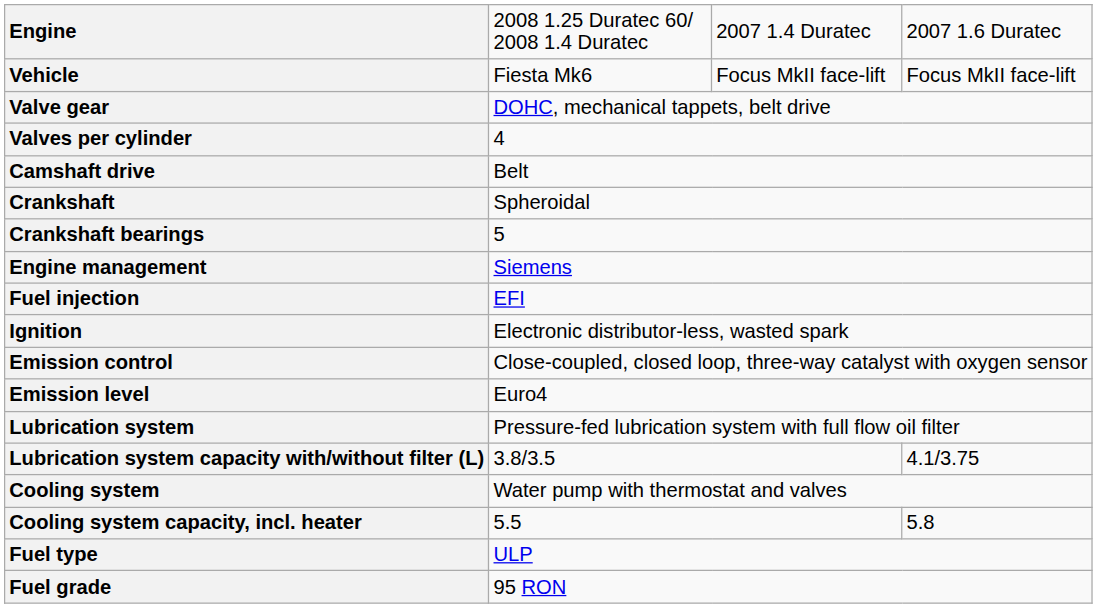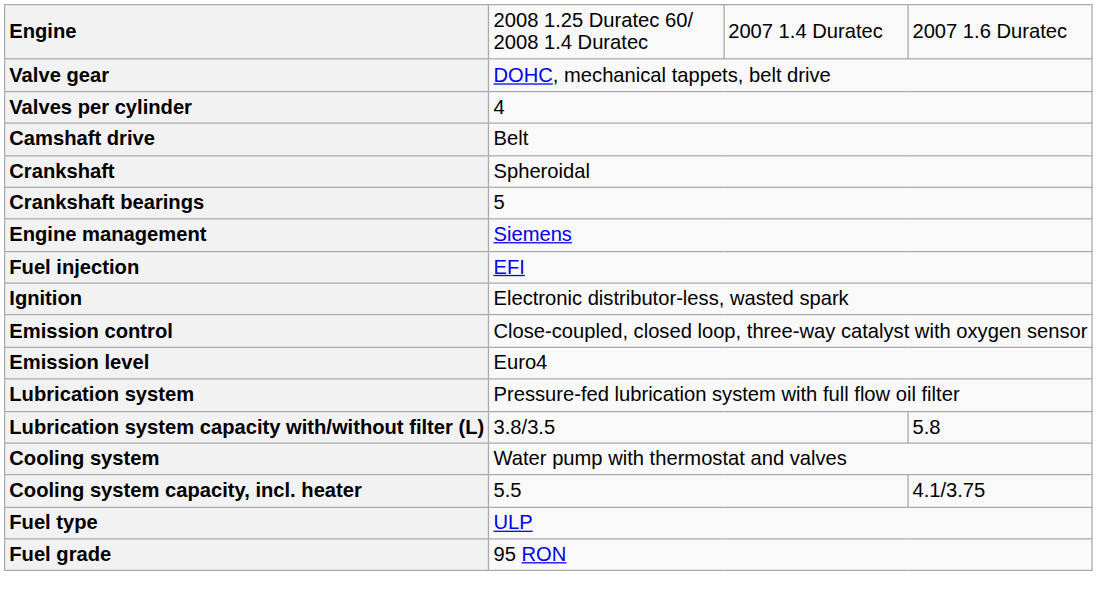- row: (44, 75)
(943, 458) 4.1/3.75 -> (926, 426) 5.8
(920, 522) 5.8 -> (949, 490) 4.1/3.75
